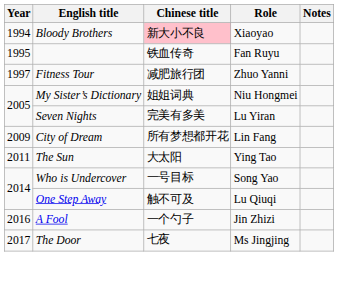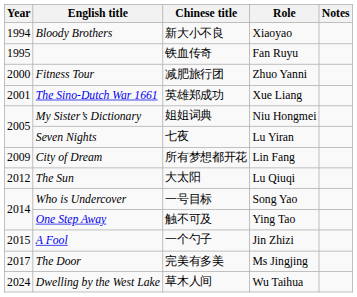(176, 33) pink background -> (195, 33) no background
(19, 74) 1997 -> (19, 74) 2000
+ row: (97, 95)
(176, 115) 完美有多美 -> (177, 136) 七夜
(19, 157) 2011 -> (19, 178) 2012
(255, 157) Ying Tao -> (274, 178) Lu Qiuqi
(255, 199) Lu Qiuqi -> (274, 219) Ying Tao
(19, 219) 2016 -> (19, 240) 2015
(158, 240) 七夜 -> (195, 260) 完美有多美
+ row: (98, 281)
